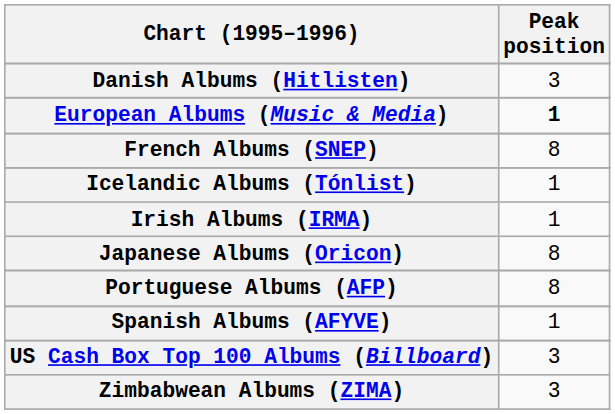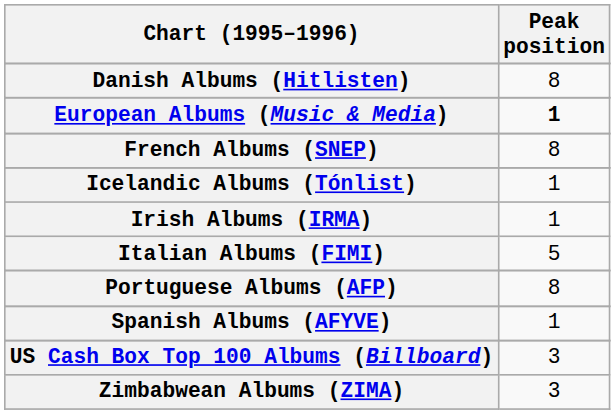(554, 81) 3 -> (554, 81) 8
+ row: (251, 254)
- row: (251, 254)
